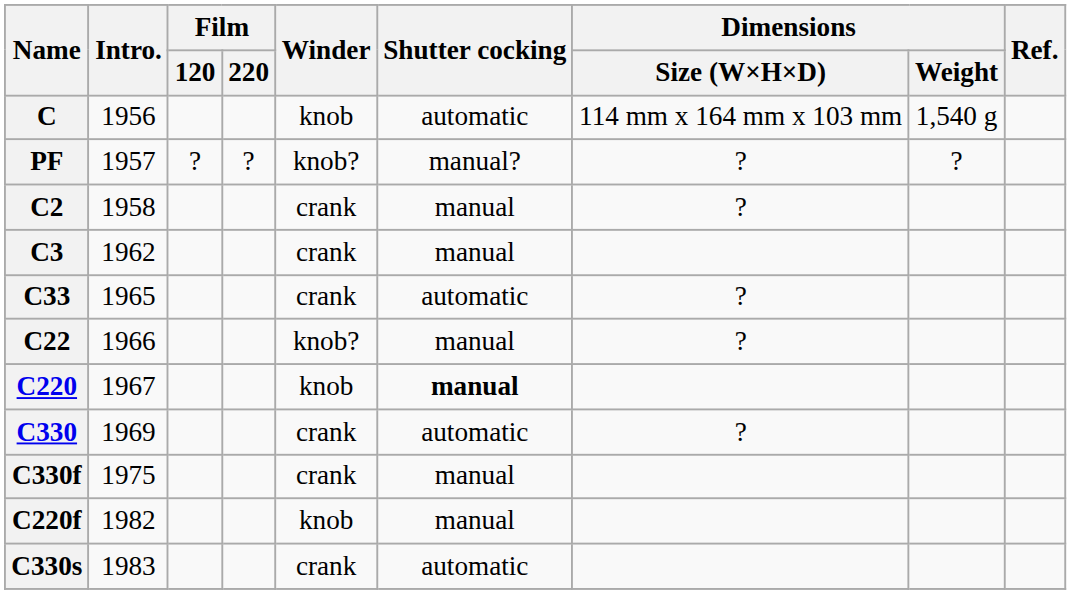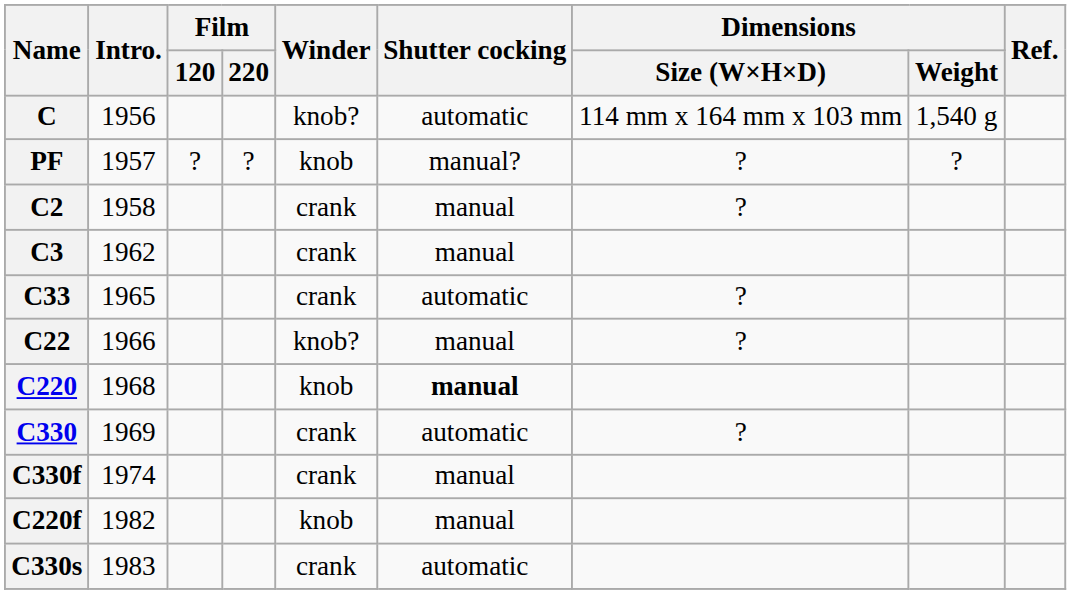(326, 117) knob -> (326, 117) knob?
(326, 161) knob? -> (326, 161) knob
(129, 386) 1967 -> (129, 386) 1968
(129, 476) 1975 -> (129, 476) 1974
